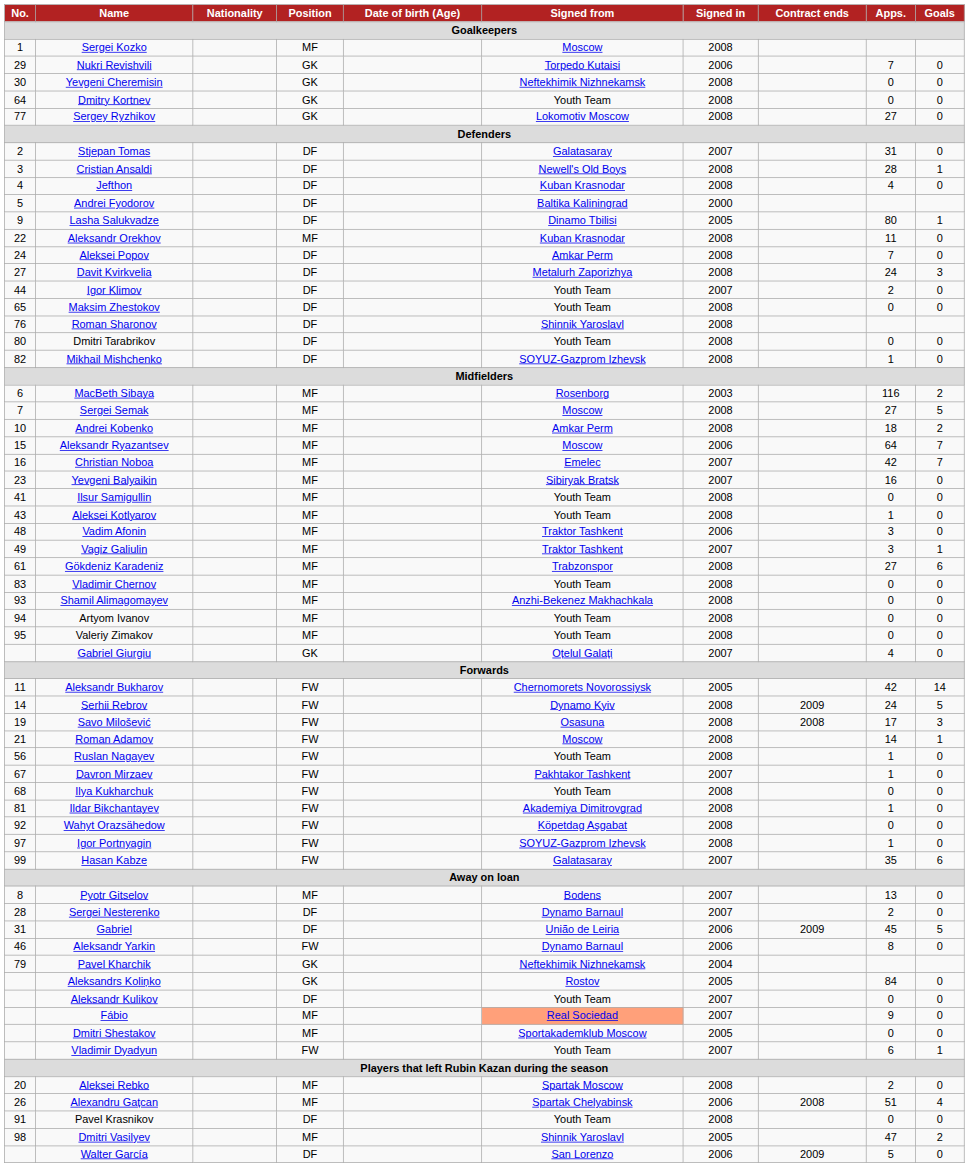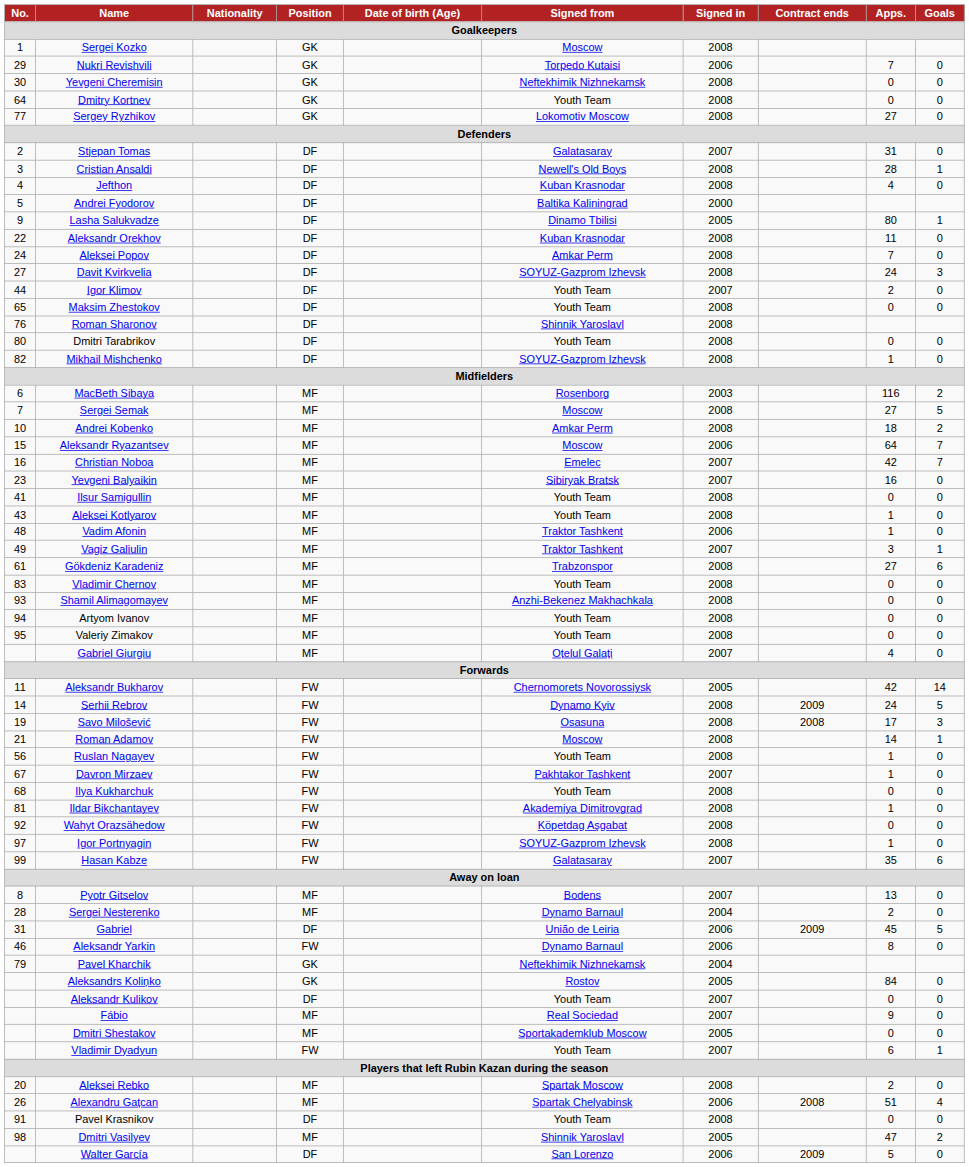(310, 48) MF -> (310, 48) GK
(310, 238) MF -> (310, 238) DF
(582, 273) Metalurh Zaporizhya -> (582, 273) SOYUZ-Gazprom Izhevsk
(891, 532) 3 -> (891, 532) 1
(310, 653) GK -> (310, 653) MF
(310, 912) DF -> (310, 912) MF
(721, 912) 2007 -> (721, 912) 2004
(582, 1016) lightsalmon background -> (582, 1016) no background
